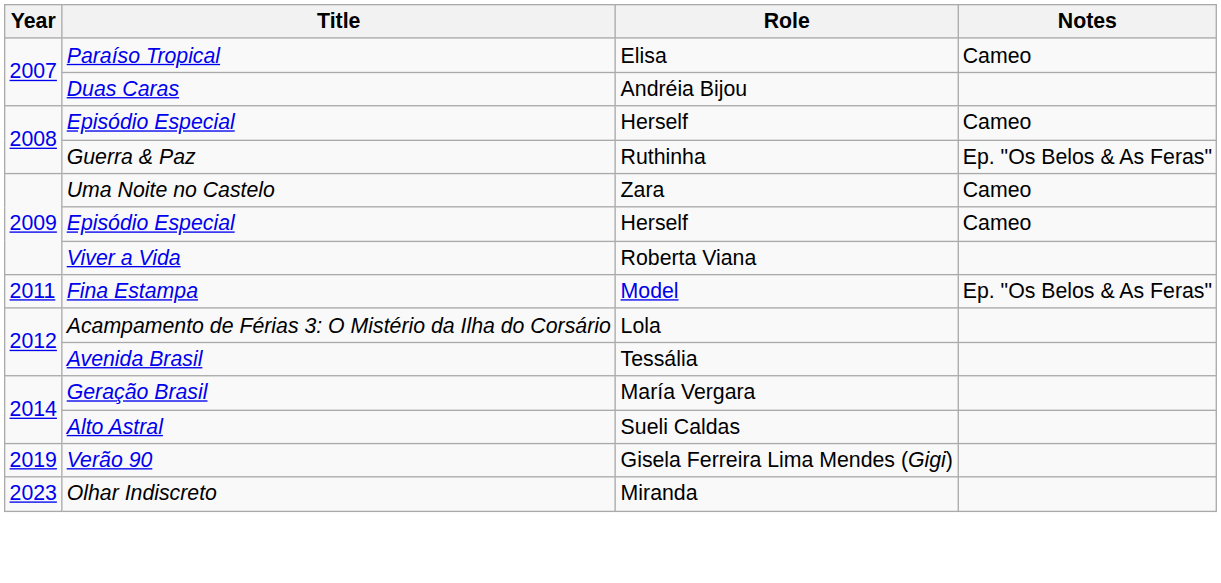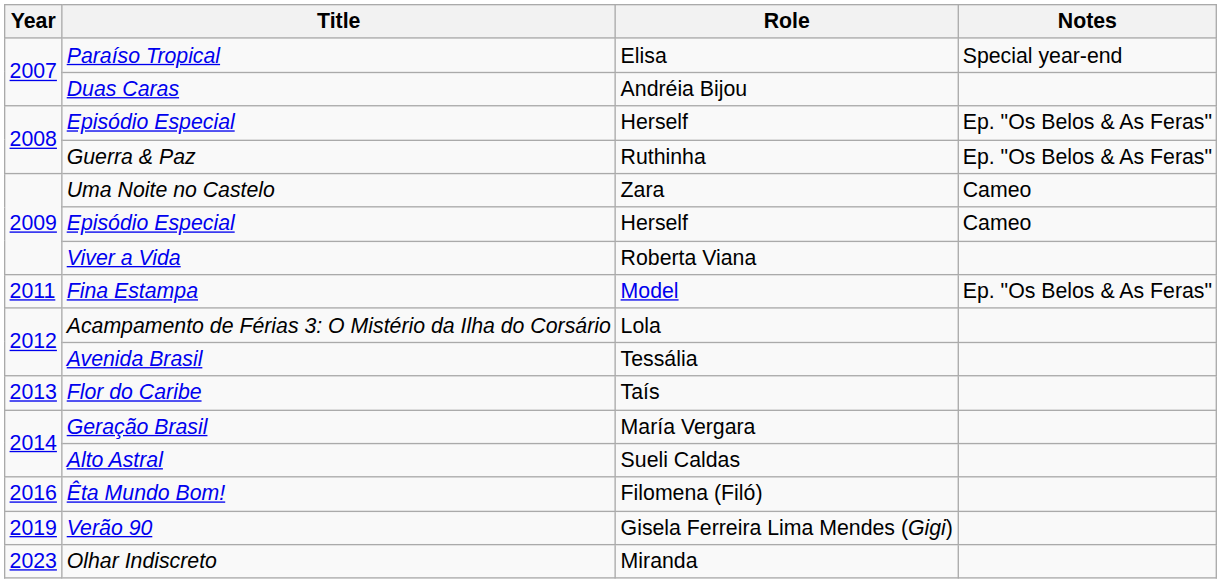(997, 55) Cameo -> (1043, 55) Special year-end
(997, 122) Cameo -> (1087, 122) Ep. "Os Belos & As Feras"
+ row: (33, 392)
+ row: (33, 493)
